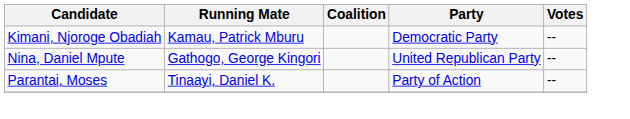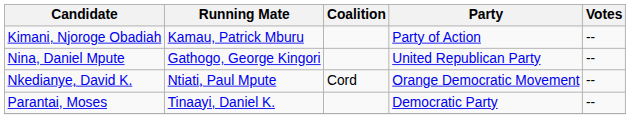(445, 37) Democratic Party -> (437, 37) Party of Action
+ row: (70, 80)
(437, 80) Party of Action -> (445, 102) Democratic Party
